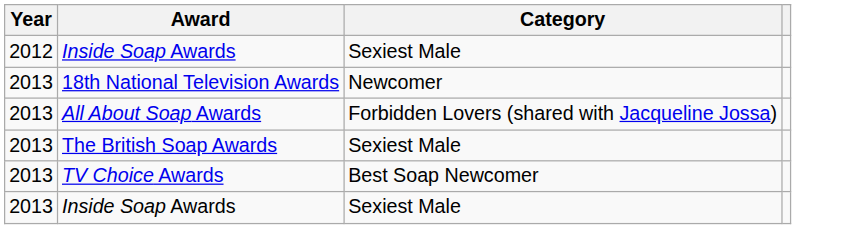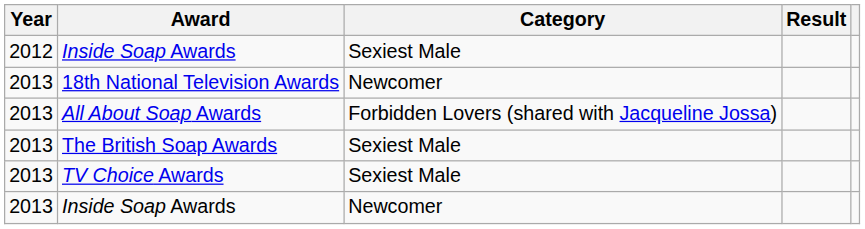+ column: (816, 20)
(443, 176) Best Soap Newcomer -> (405, 176) Sexiest Male
(405, 207) Sexiest Male -> (395, 207) Newcomer
